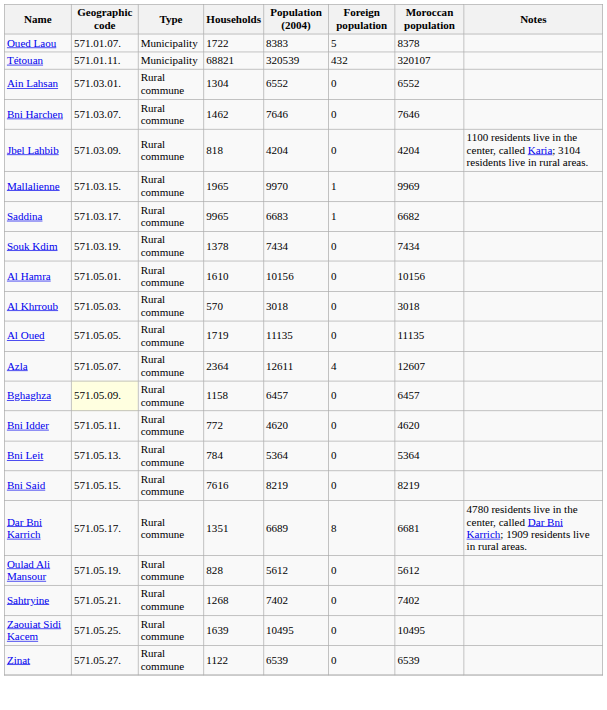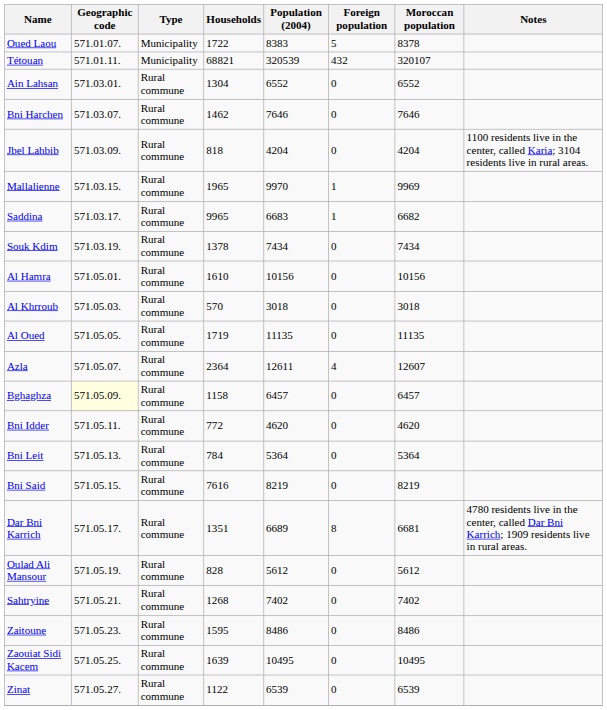+ row: (27, 630)
